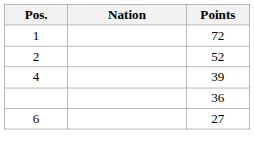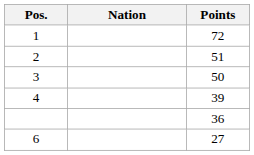(218, 56) 52 -> (218, 56) 51
+ row: (36, 77)
